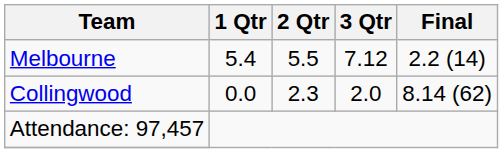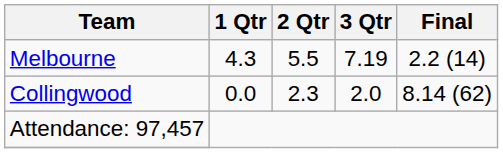(241, 57) 5.4 -> (241, 57) 4.3
(366, 57) 7.12 -> (366, 57) 7.19
